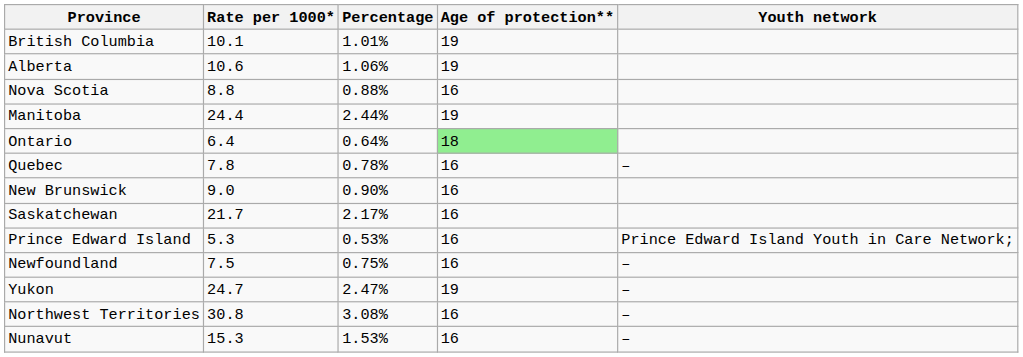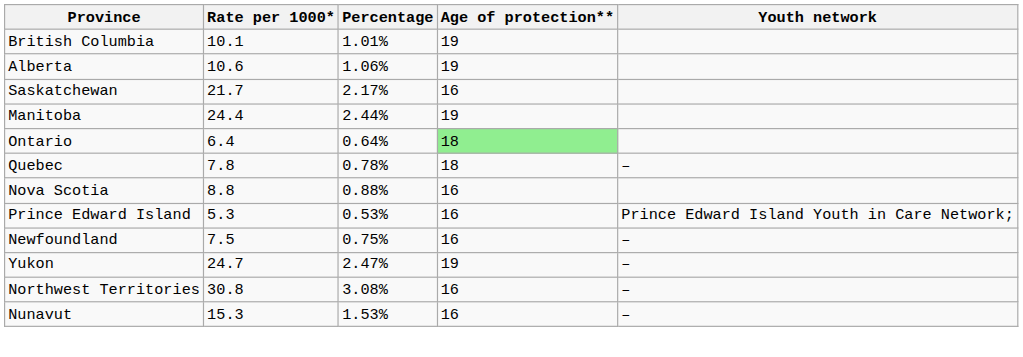rows swapped: (63, 215) <-> (58, 91)
(450, 166) 16 -> (450, 166) 18
- row: (68, 191)
